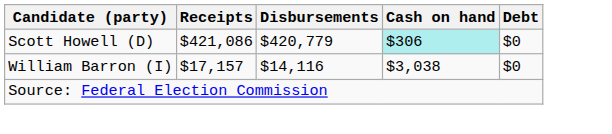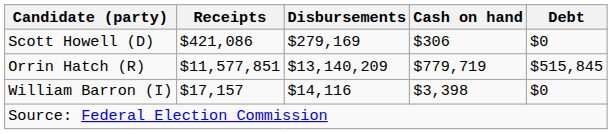(297, 42) $420,779 -> (324, 42) $279,169
(404, 42) paleturquoise background -> (432, 42) no background
+ row: (77, 67)
(413, 67) $3,038 -> (441, 91) $3,398
